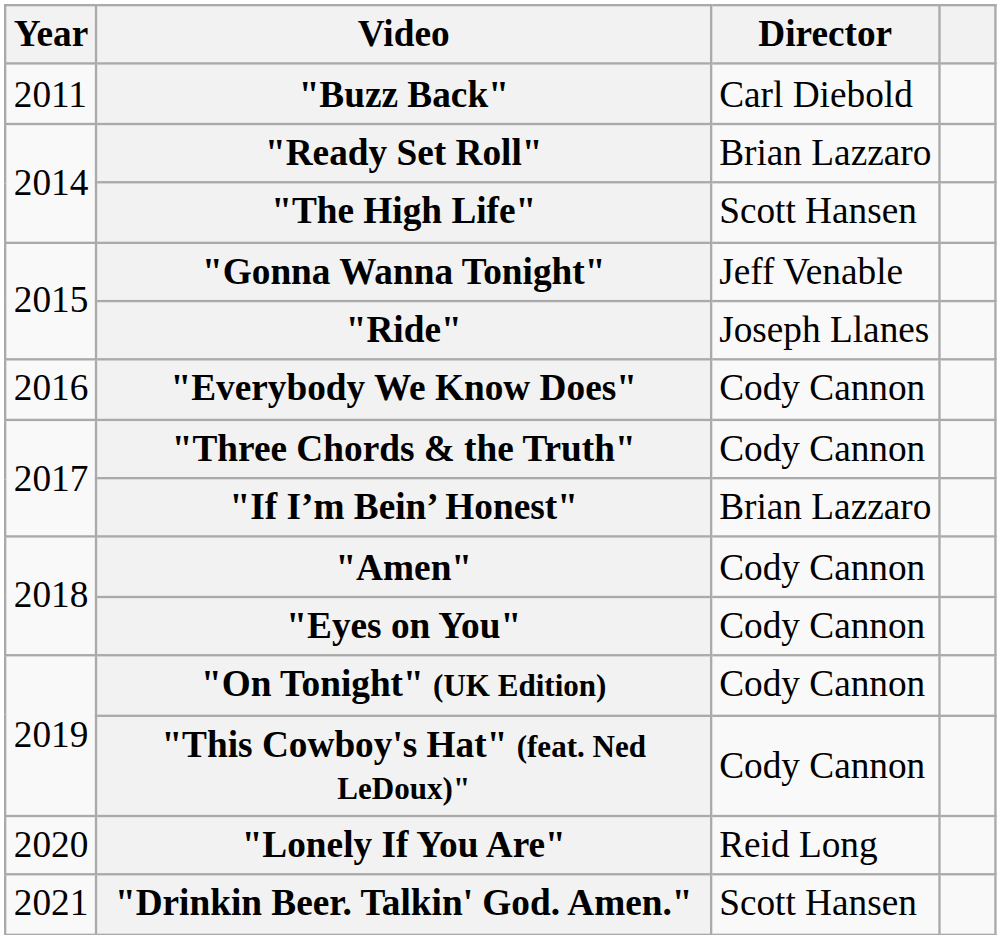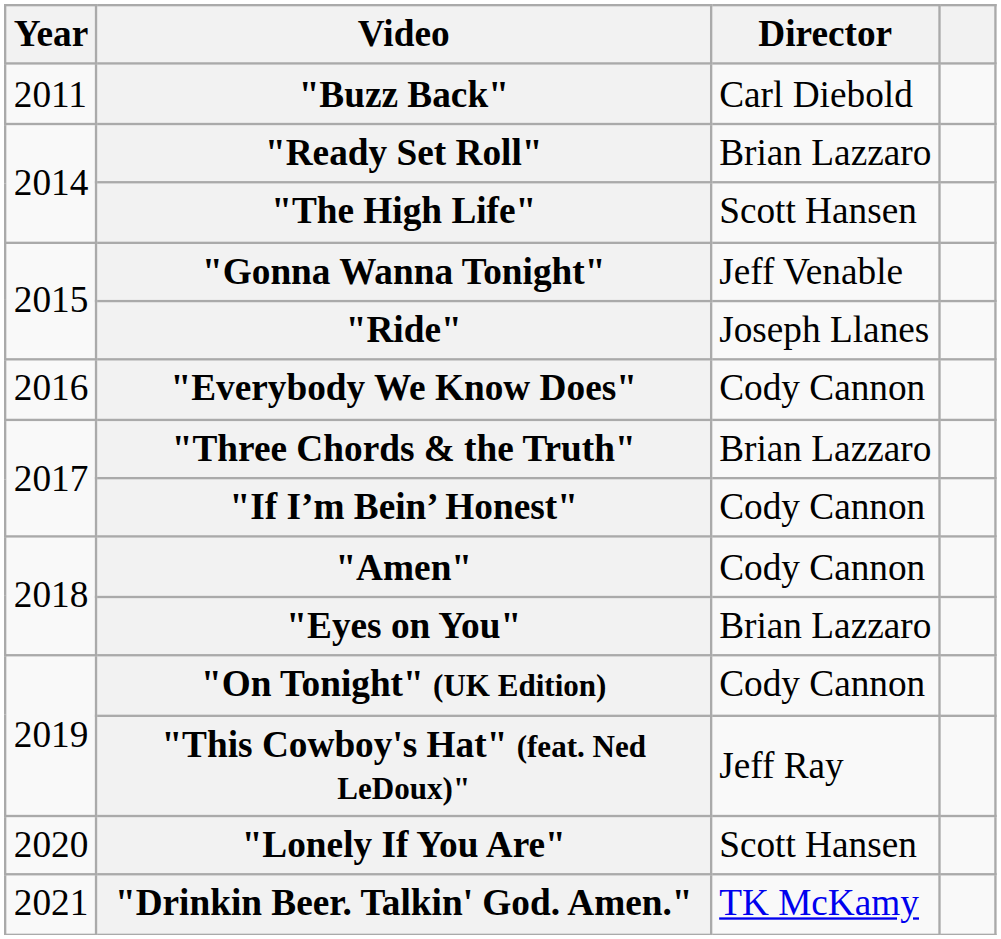(822, 447) Cody Cannon -> (825, 447) Brian Lazzaro
(825, 507) Brian Lazzaro -> (822, 507) Cody Cannon
(822, 625) Cody Cannon -> (825, 625) Brian Lazzaro
(822, 764) Cody Cannon -> (781, 764) Jeff Ray
(798, 844) Reid Long -> (818, 844) Scott Hansen
(818, 903) Scott Hansen -> (819, 903) TK McKamy
